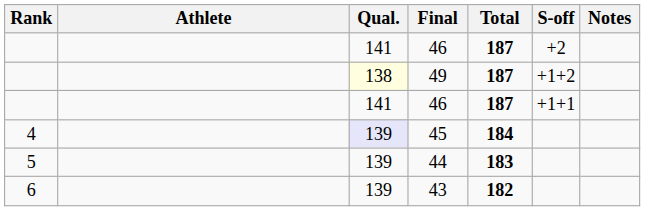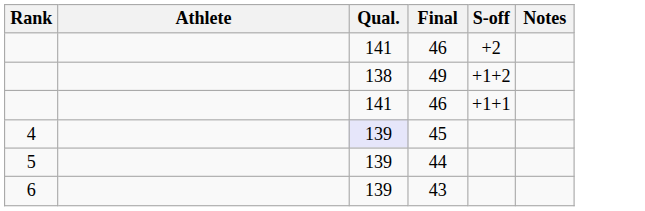- column: (500, 18)
(379, 76) lightyellow background -> (379, 76) no background
